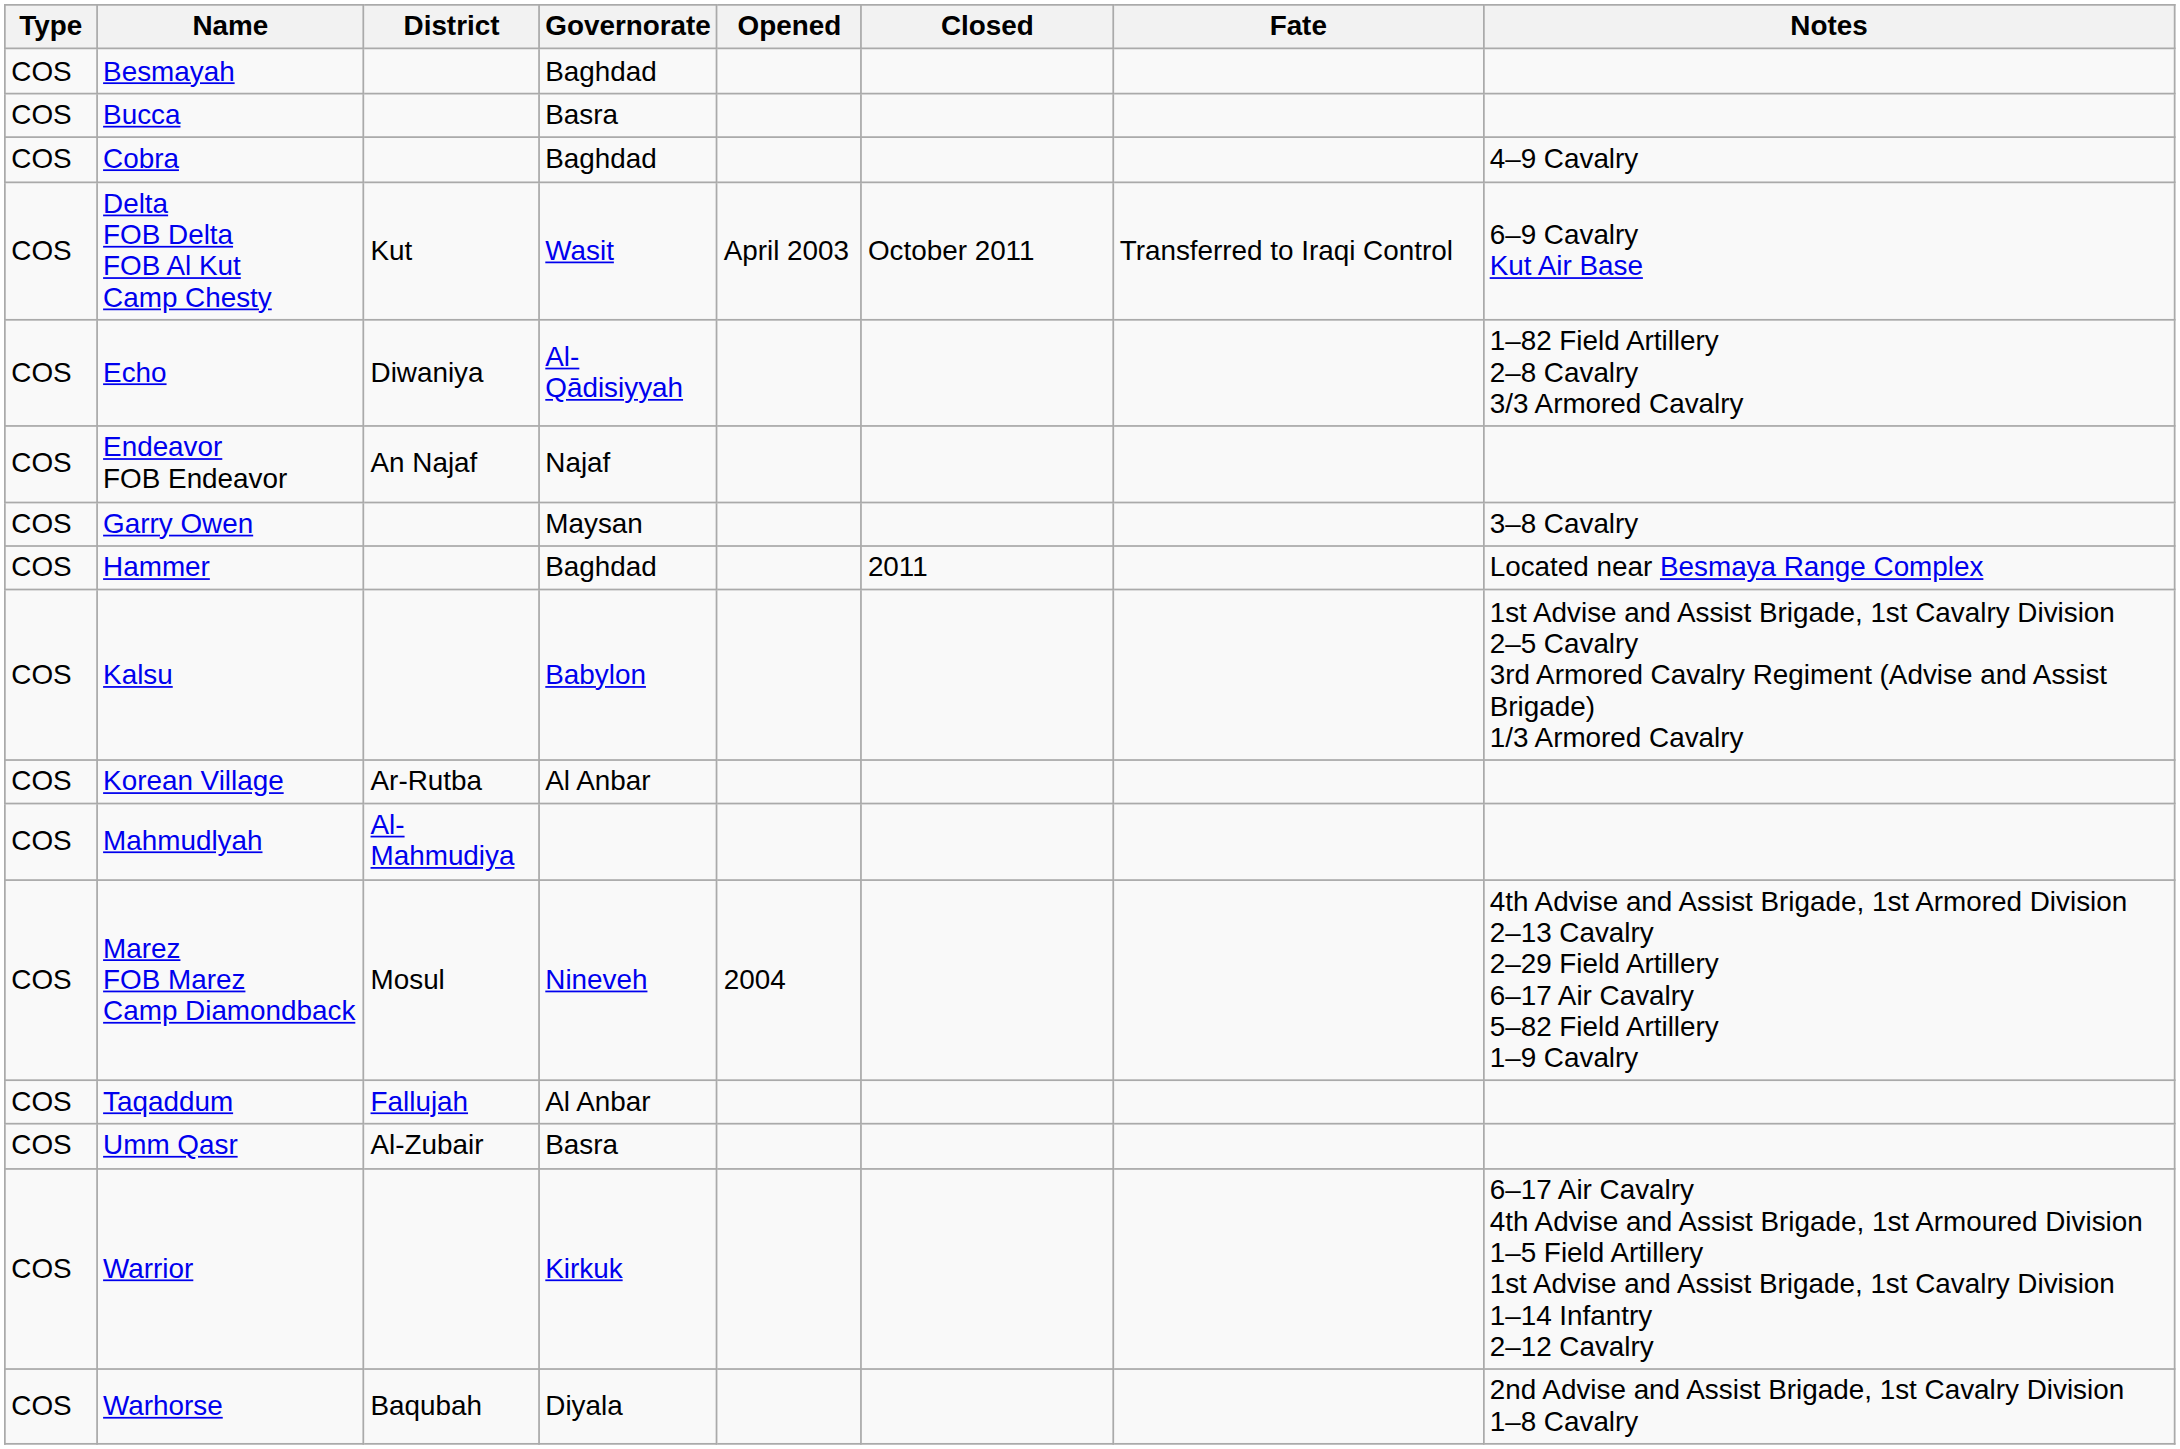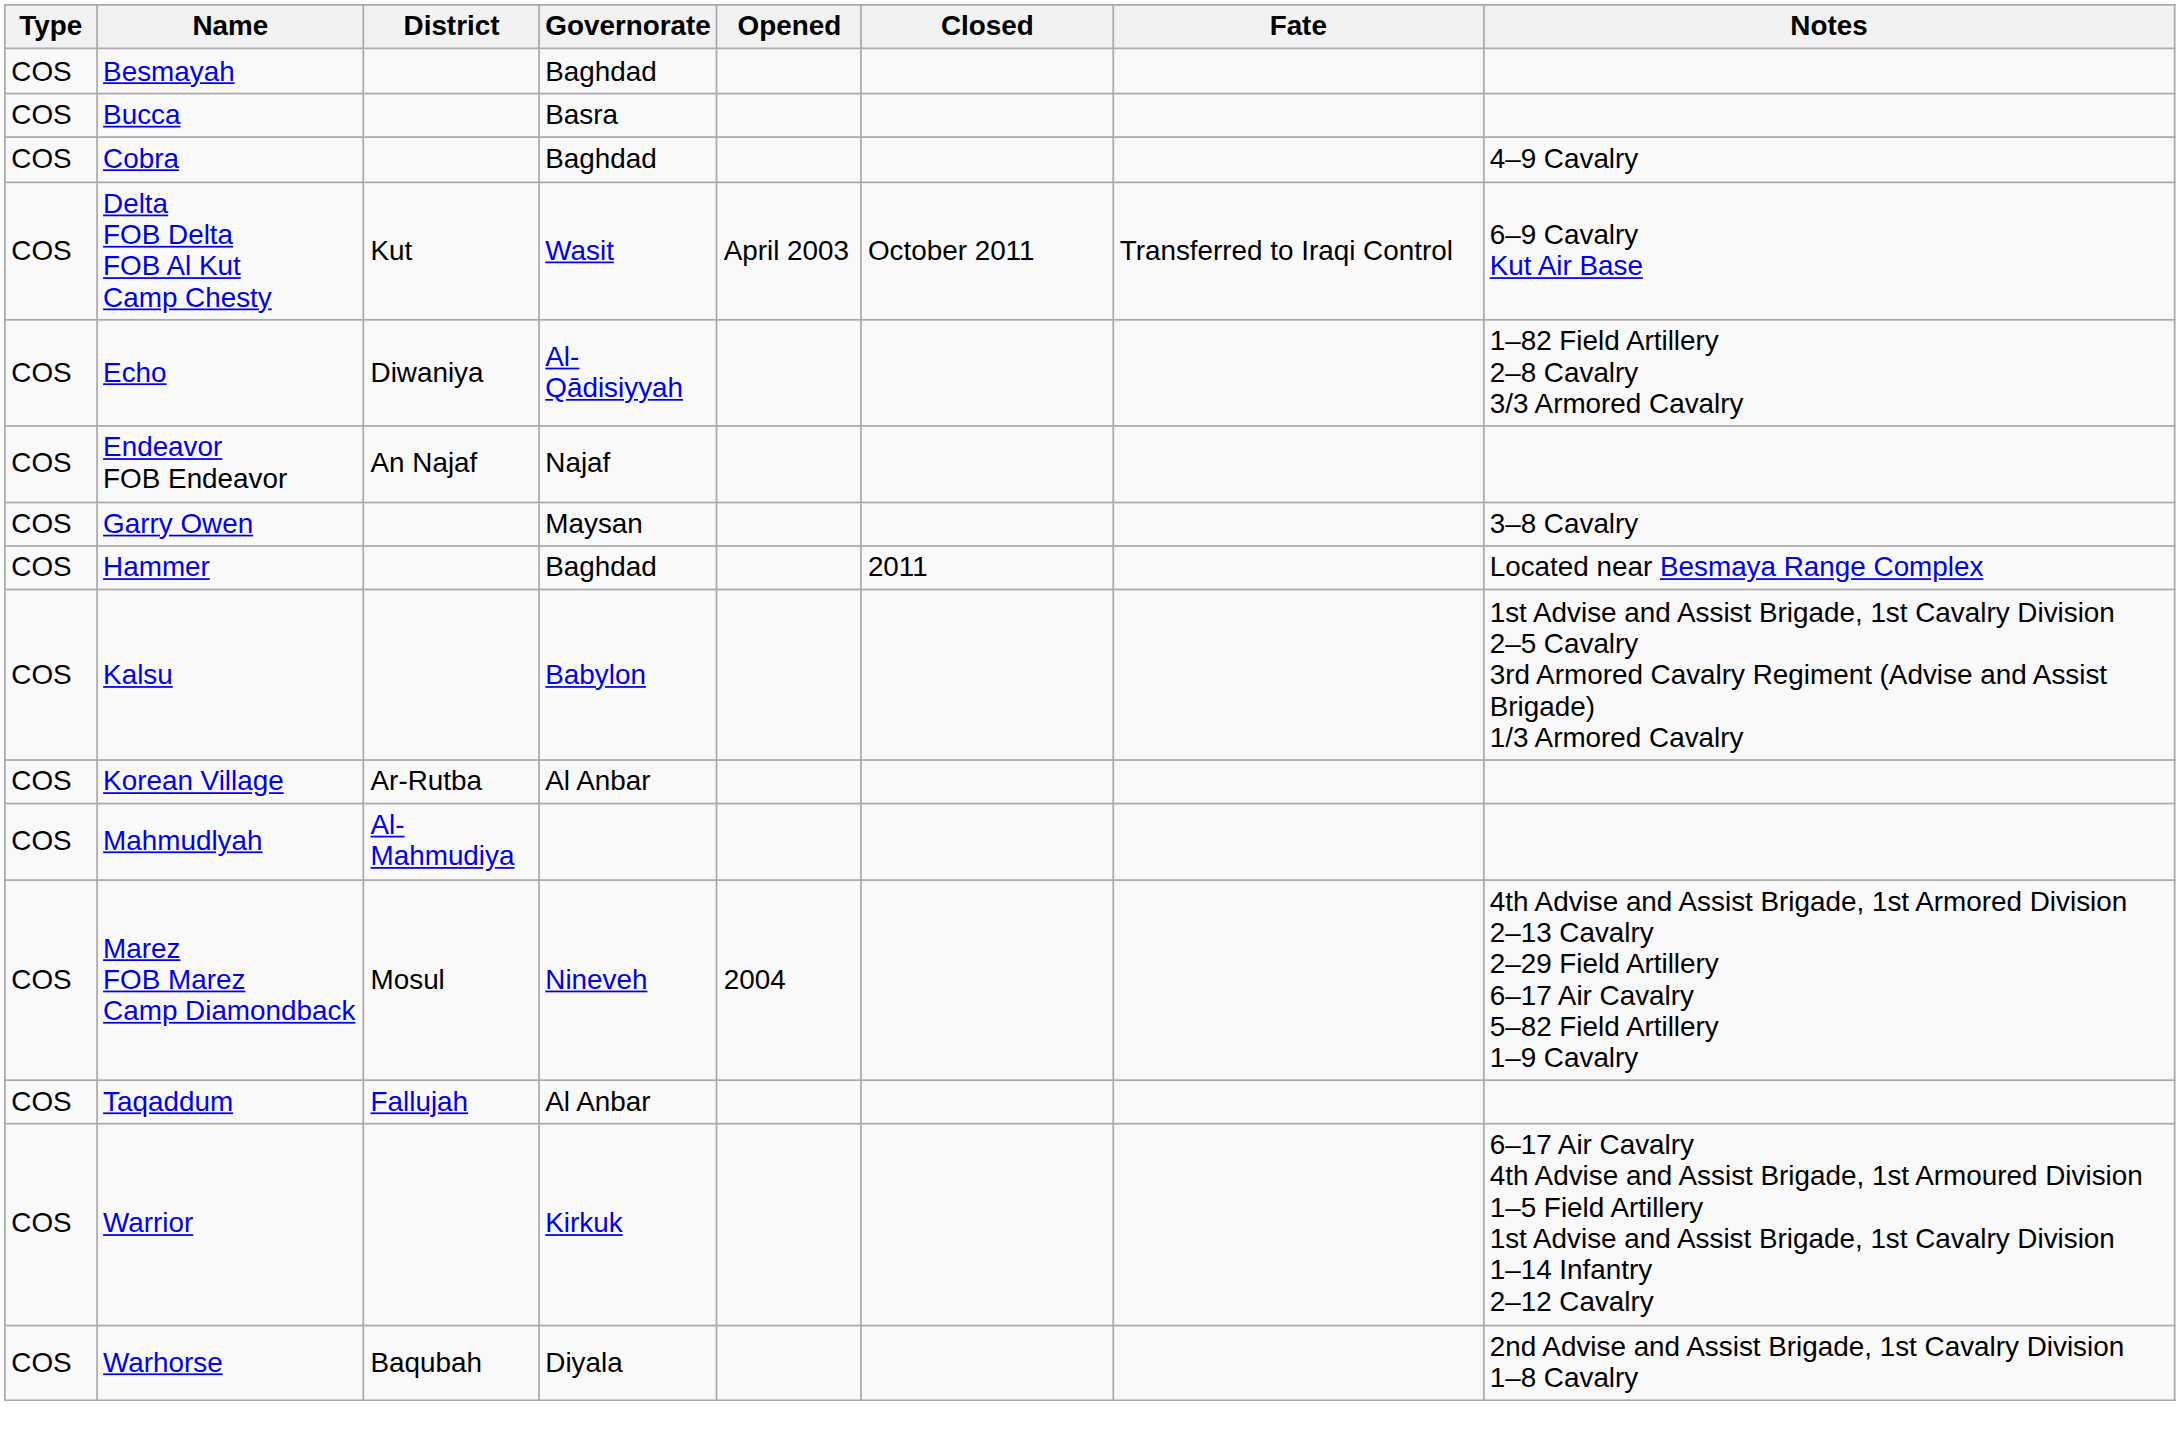- row: (170, 1145)
